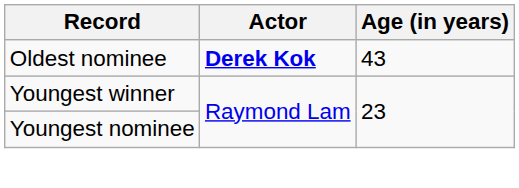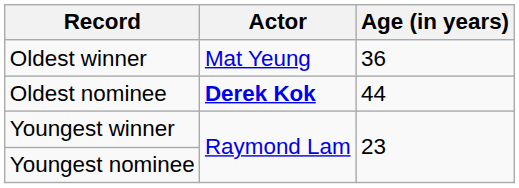+ row: (78, 57)
(373, 57) 43 -> (373, 93) 44
